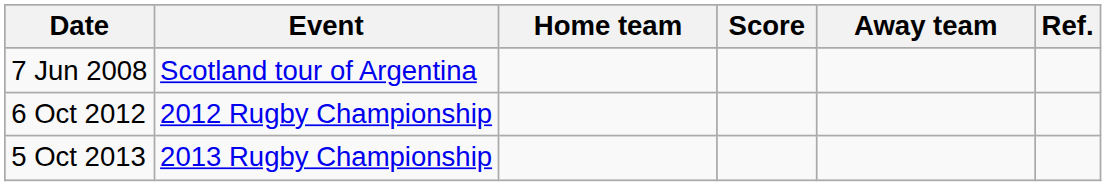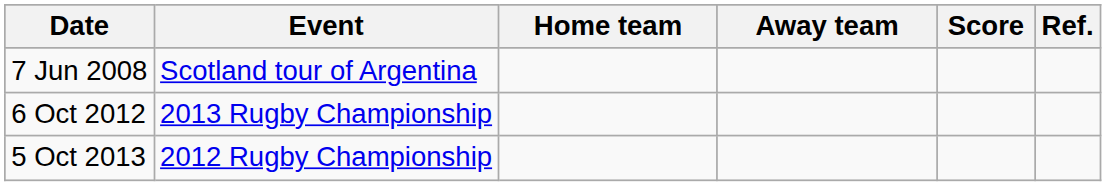columns swapped: (767, 26) <-> (926, 26)
(326, 113) 2012 Rugby Championship -> (326, 113) 2013 Rugby Championship
(326, 157) 2013 Rugby Championship -> (326, 157) 2012 Rugby Championship
